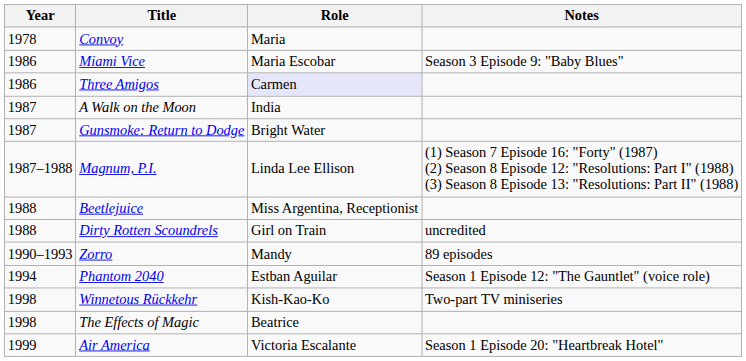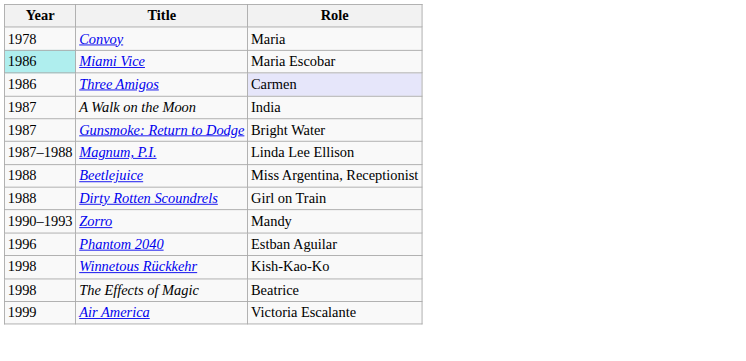- column: (582, 15)
(22, 61) no background -> (22, 61) paleturquoise background
(22, 276) 1994 -> (22, 244) 1996
